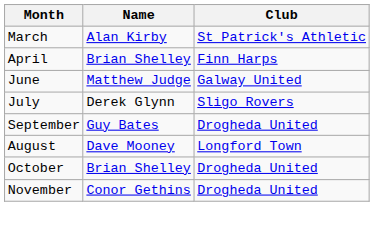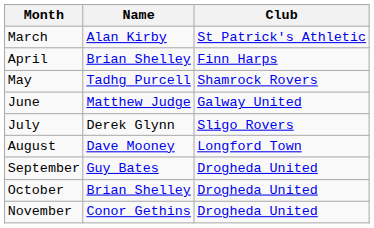+ row: (20, 81)
rows swapped: (32, 146) <-> (44, 125)
